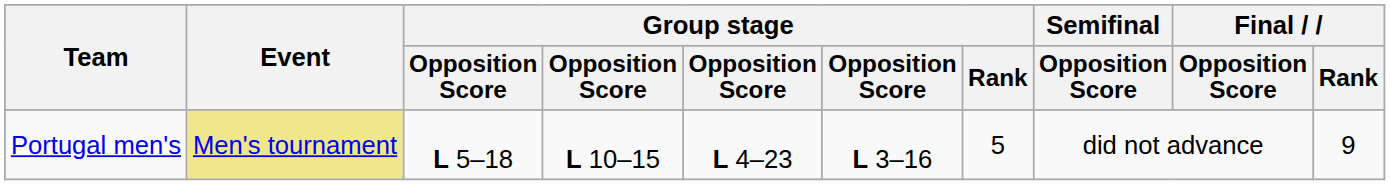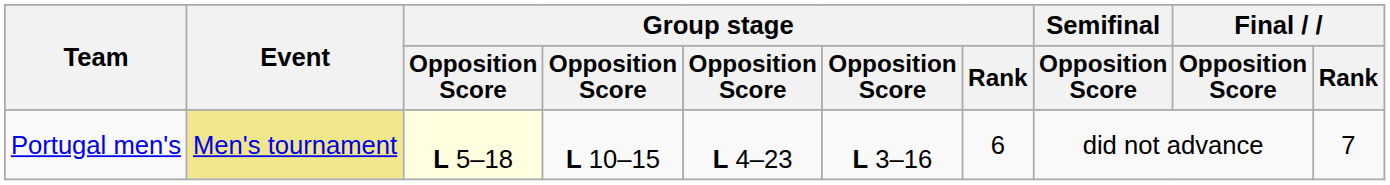(473, 159) no background -> (473, 159) lightyellow background
(998, 145) 5 -> (998, 145) 6
(1348, 145) 9 -> (1348, 145) 7
